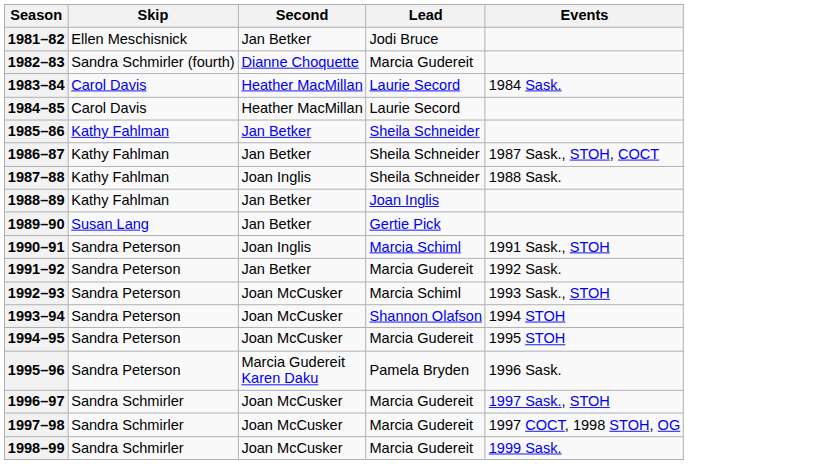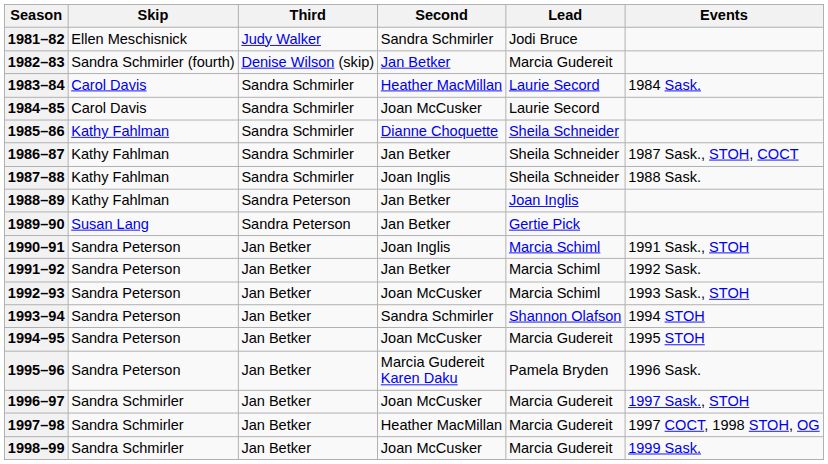+ column: (308, 16)
(276, 39) Jan Betker -> (437, 39) Sandra Schmirler
(300, 62) Dianne Choquette -> (416, 62) Jan Betker
(302, 108) Heather MacMillan -> (431, 108) Joan McCusker
(276, 131) Jan Betker -> (439, 131) Dianne Choquette
(421, 270) Marcia Gudereit -> (555, 270) Marcia Schiml
(292, 316) Joan McCusker -> (437, 316) Sandra Schmirler
(292, 424) Joan McCusker -> (441, 424) Heather MacMillan
